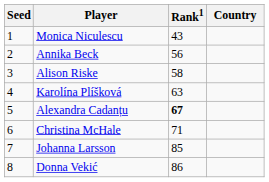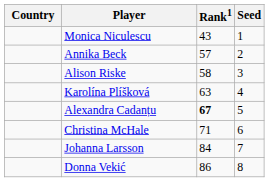columns swapped: (235, 15) <-> (19, 15)
(177, 54) 56 -> (205, 54) 57
(177, 148) 85 -> (205, 148) 84
